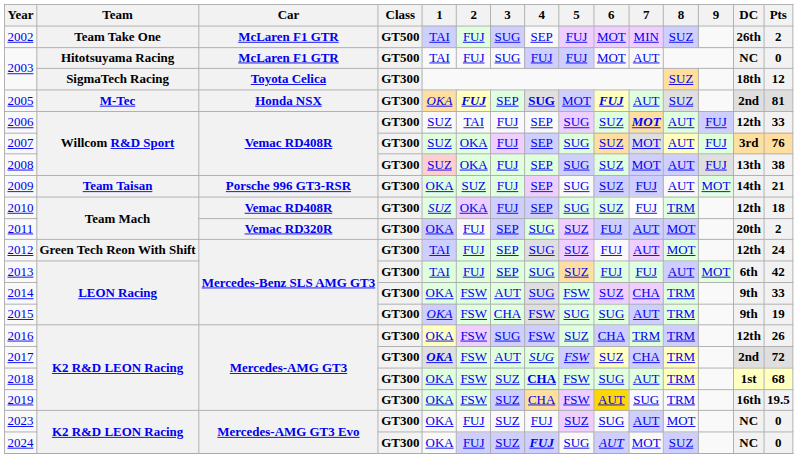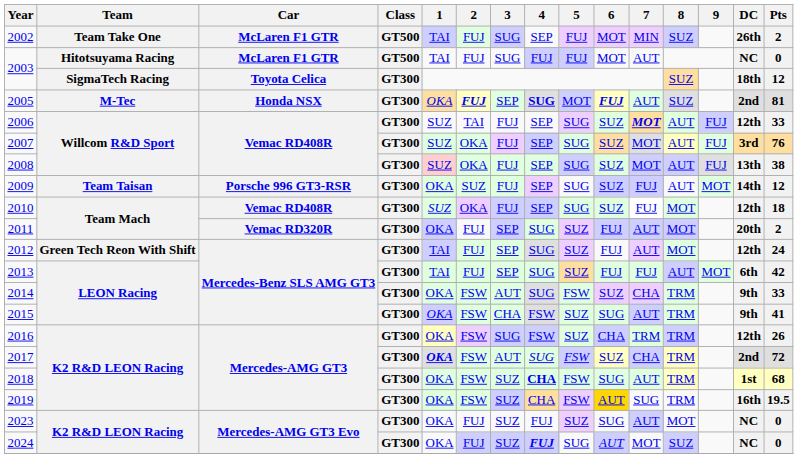(778, 186) 21 -> (778, 186) 12
(681, 207) TRM -> (681, 207) MOT
(576, 314) SUG -> (576, 314) SUZ
(778, 314) 19 -> (778, 314) 41
